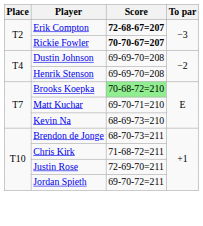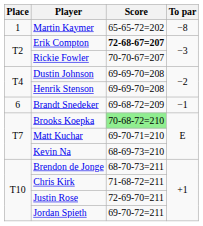+ row: (63, 27)
(136, 43) bold -> (136, 58) normal
+ row: (66, 105)
